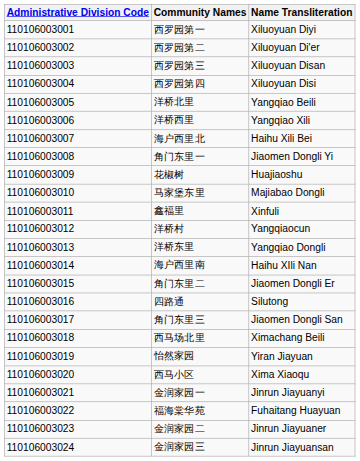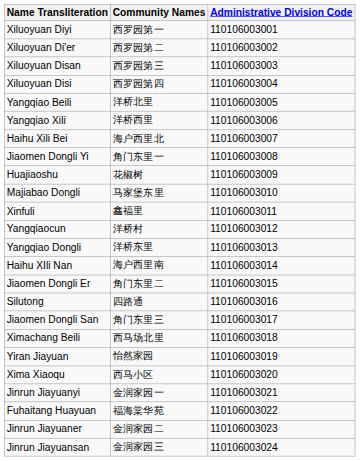columns swapped: (78, 12) <-> (302, 12)
